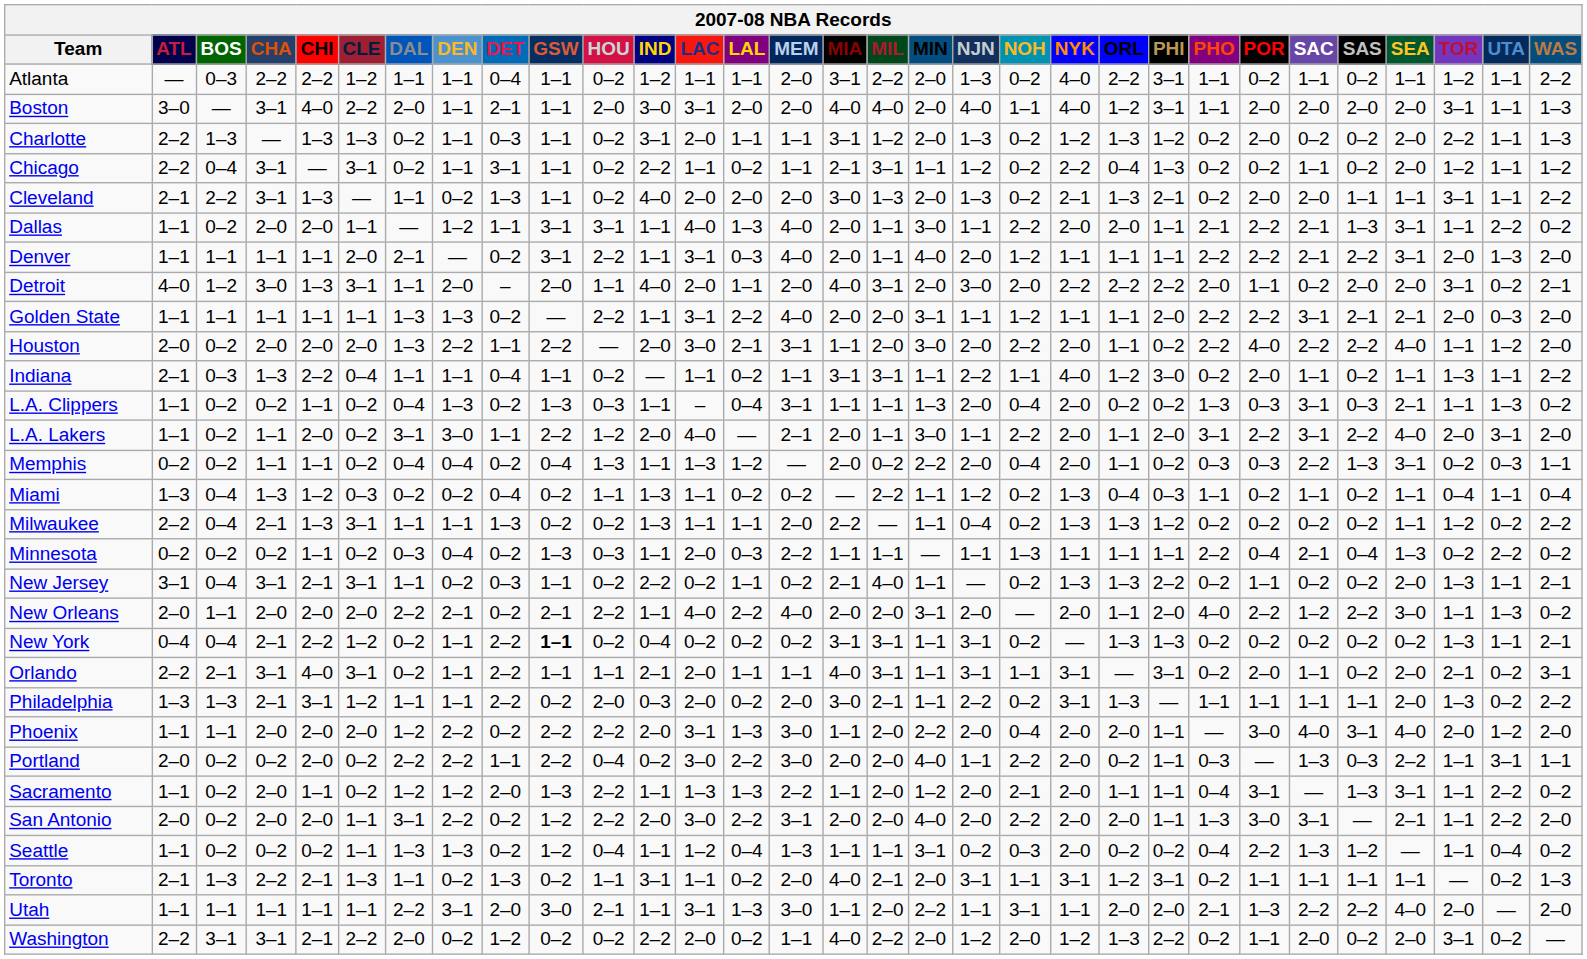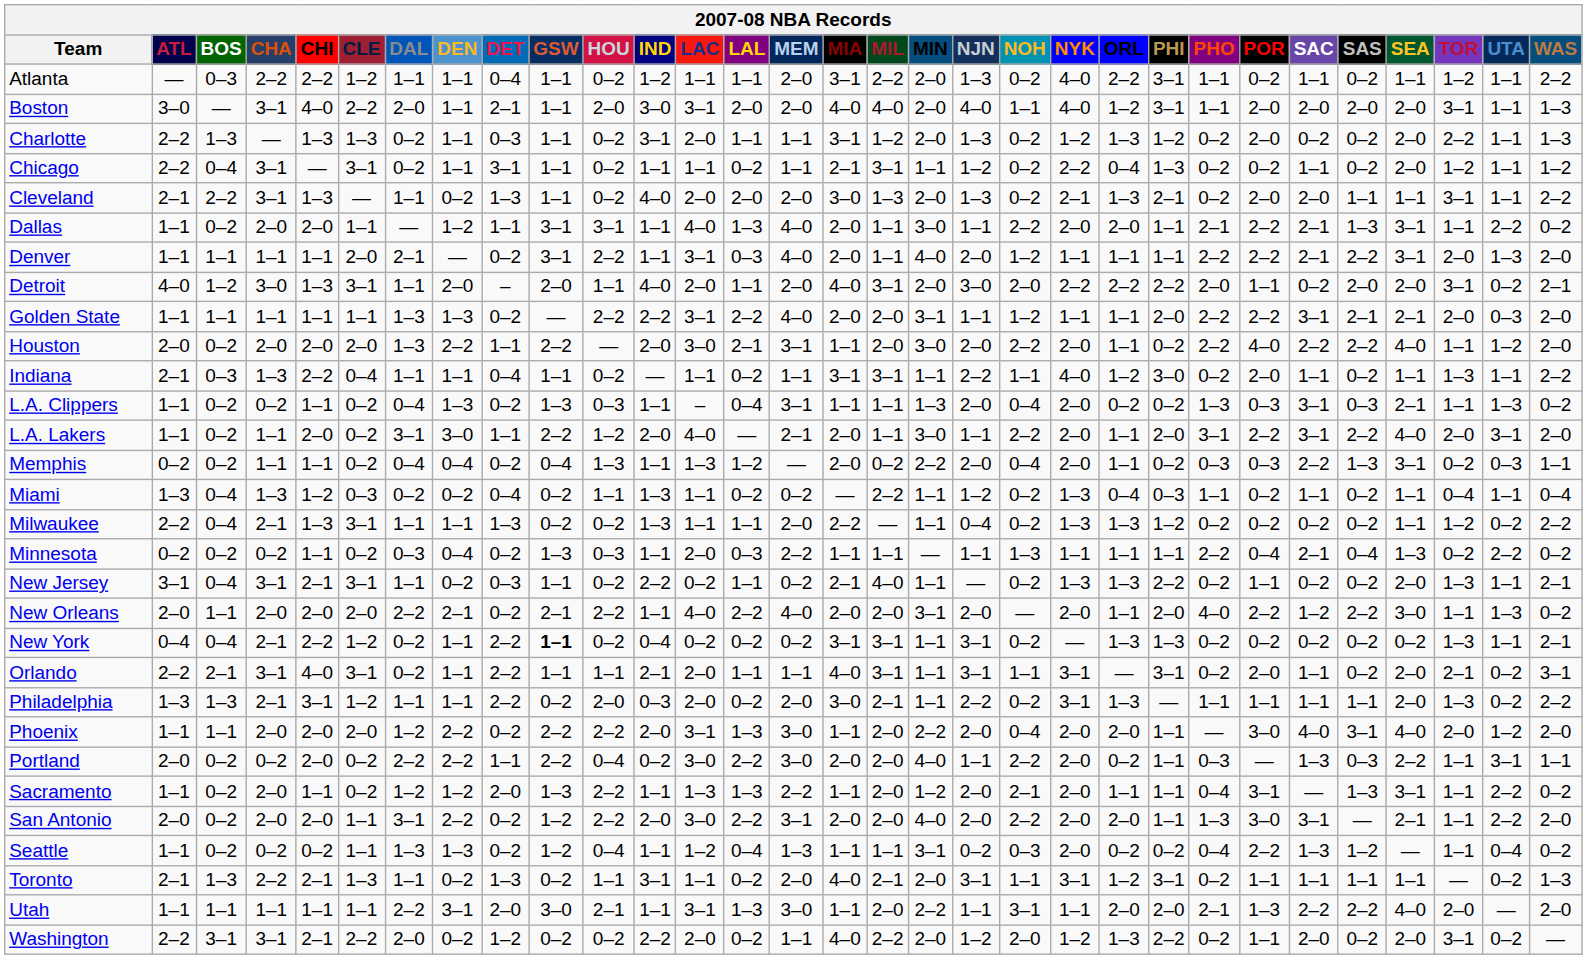(655, 168) 2–2 -> (655, 168) 1–1
(655, 316) 1–1 -> (655, 316) 2–2
